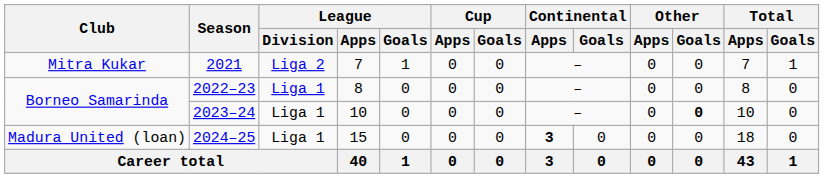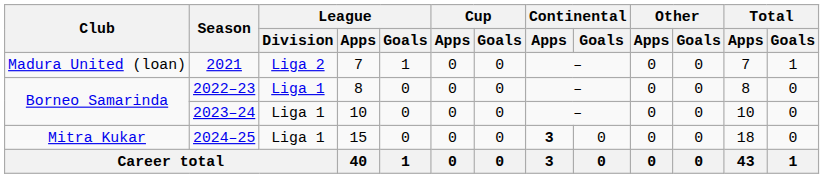(97, 65) Mitra Kukar -> (97, 65) Madura United (loan)
(699, 113) bold -> (699, 113) normal
(97, 137) Madura United (loan) -> (97, 137) Mitra Kukar
